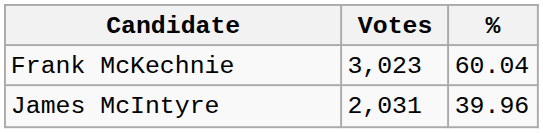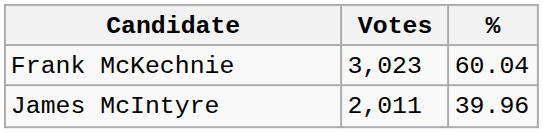(385, 106) 2,031 -> (385, 106) 2,011
